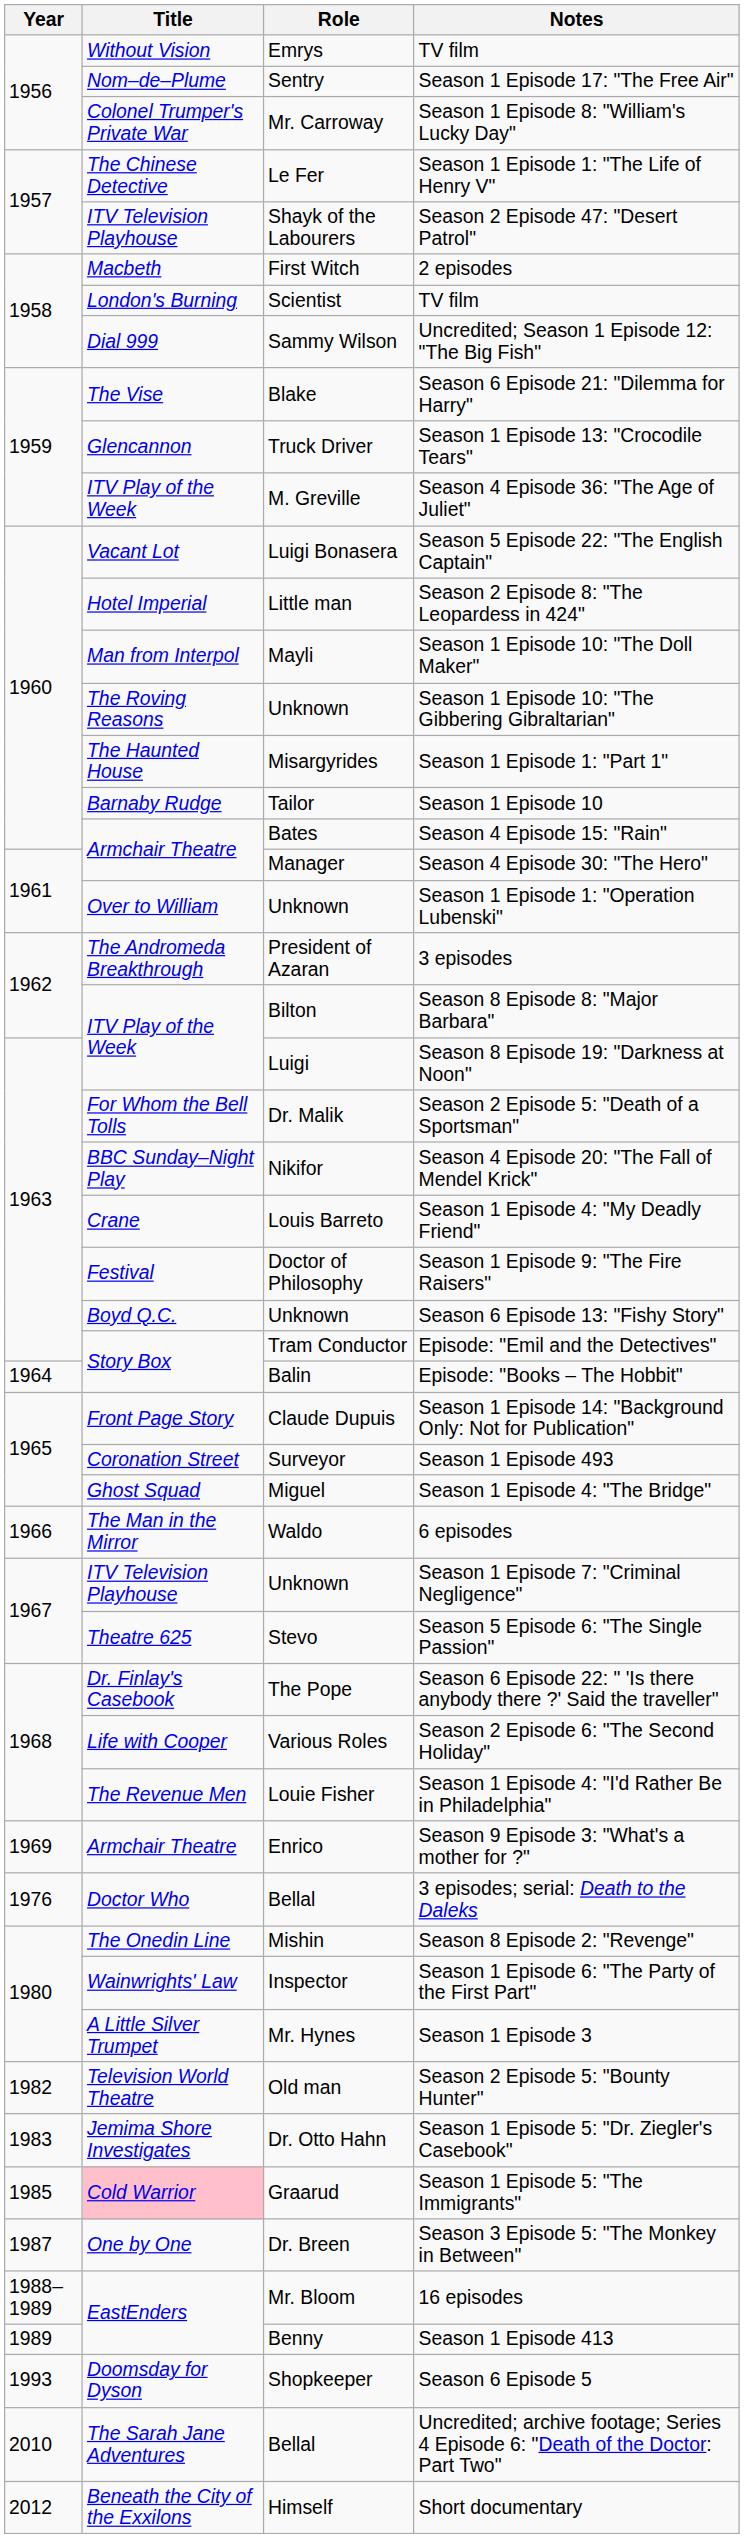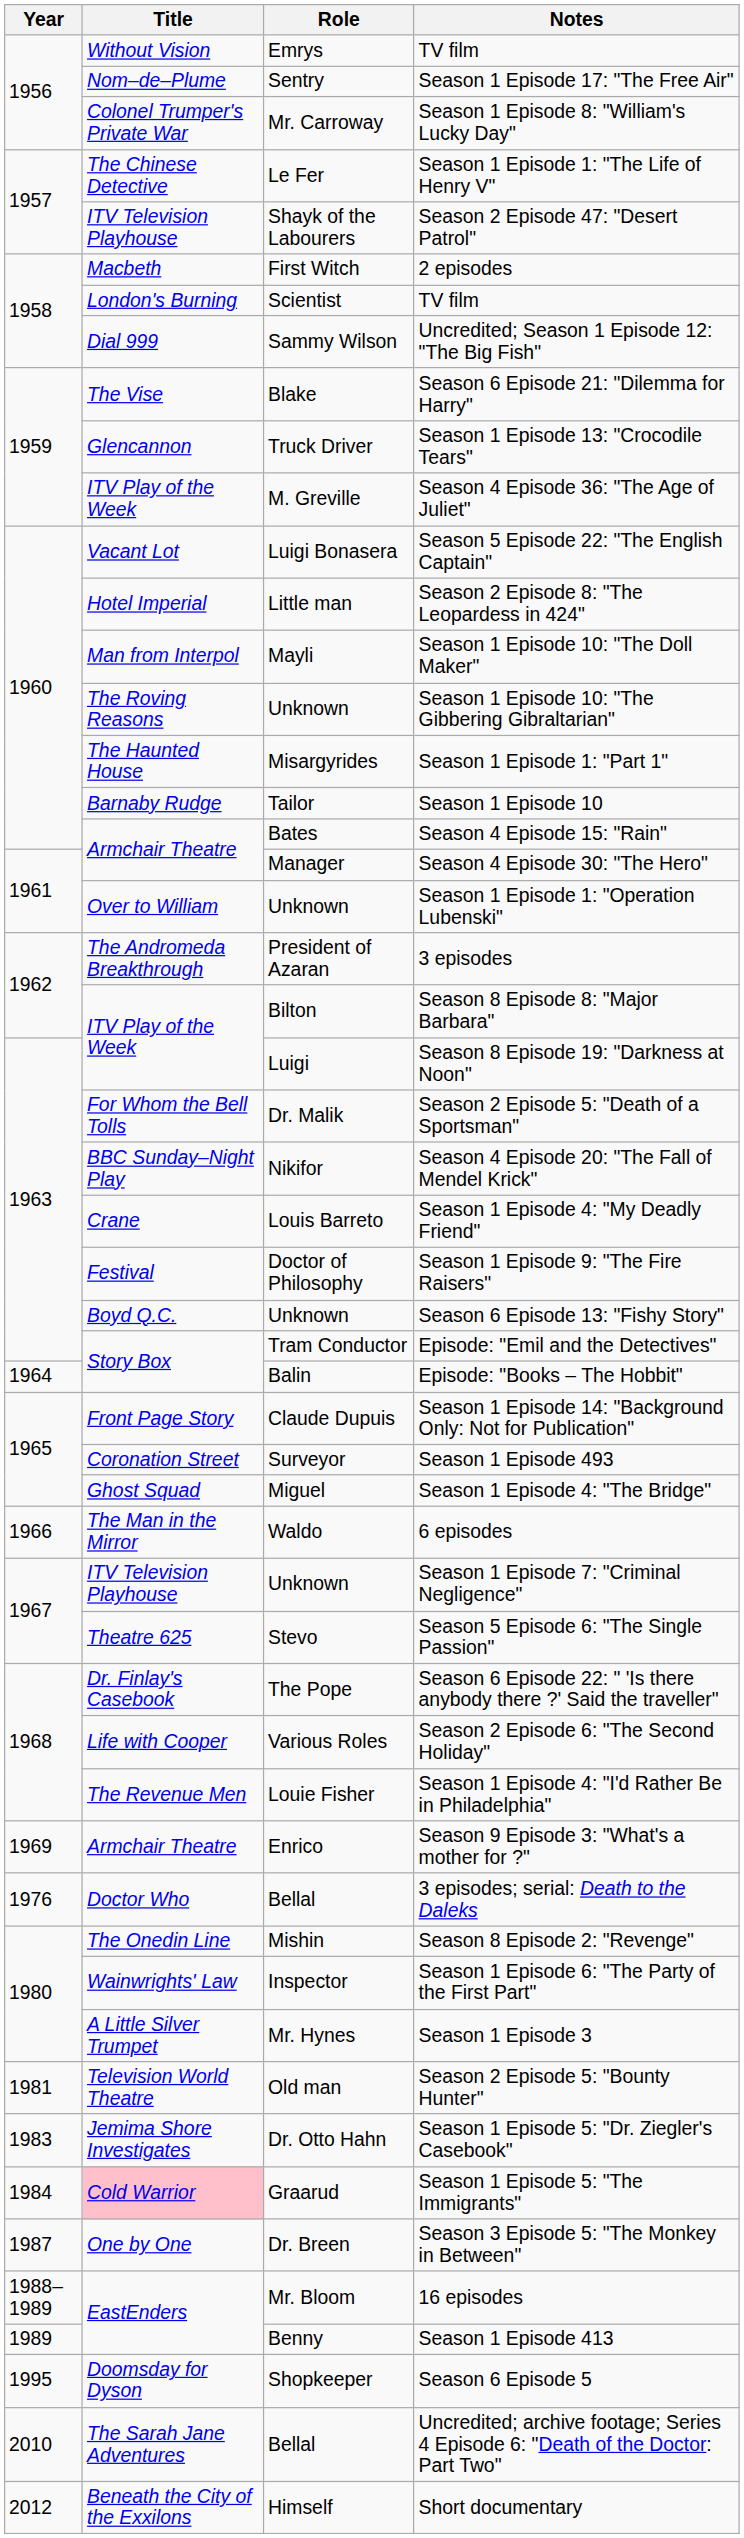(31, 2087) 1982 -> (31, 2087) 1981
(31, 2192) 1985 -> (31, 2192) 1984
(31, 2380) 1993 -> (31, 2380) 1995
